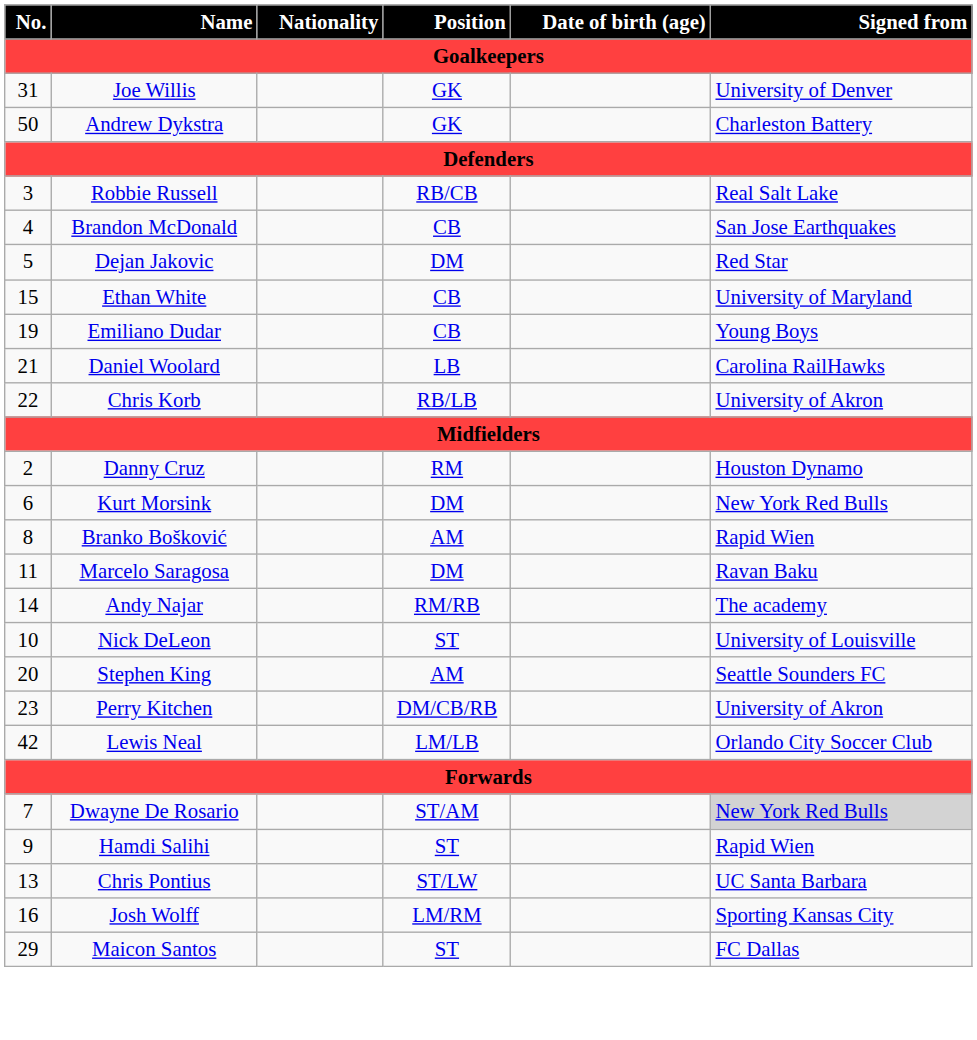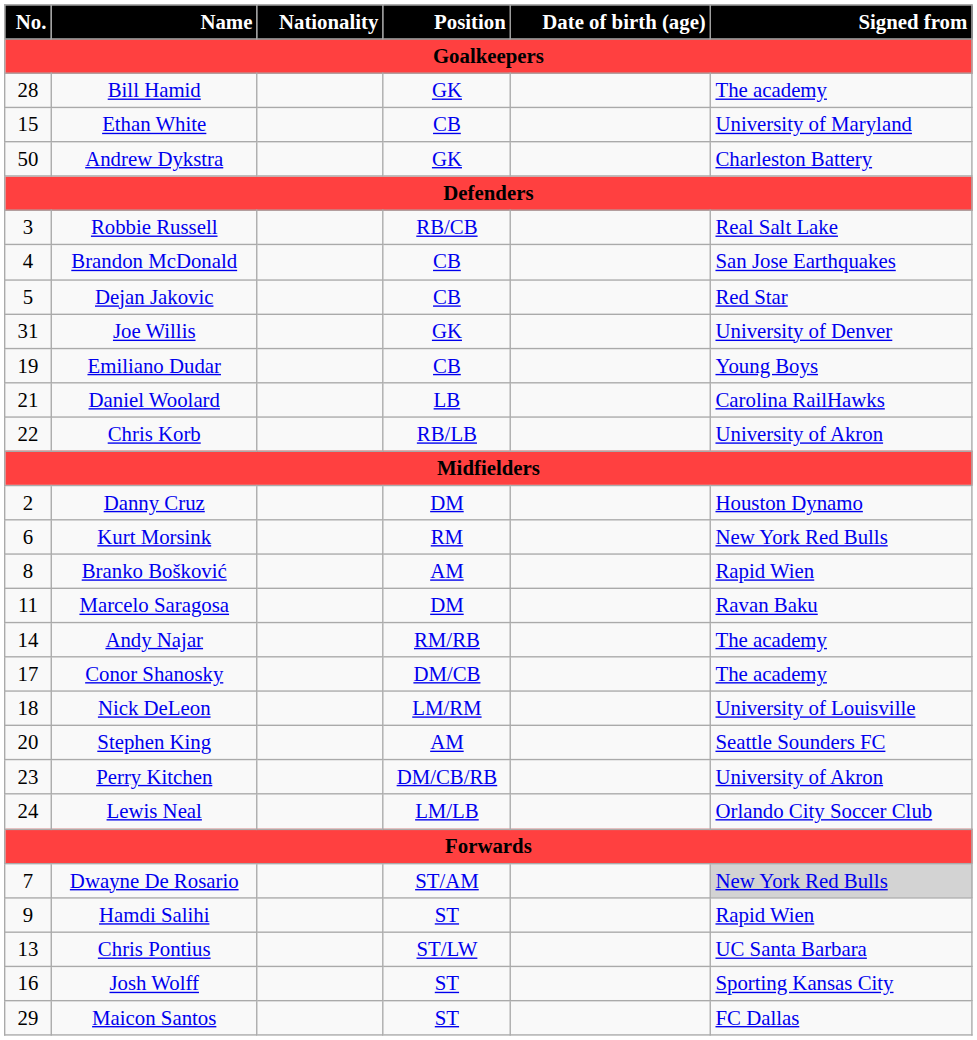+ row: (154, 90)
rows swapped: (154, 90) <-> (154, 296)
(447, 262) DM -> (447, 296) CB
(447, 468) RM -> (447, 502) DM
(447, 502) DM -> (447, 536) RM
+ row: (154, 674)
(28, 639) 10 -> (28, 708) 18
(447, 639) ST -> (447, 708) LM/RM
(28, 742) 42 -> (28, 811) 24
(447, 914) LM/RM -> (447, 983) ST
